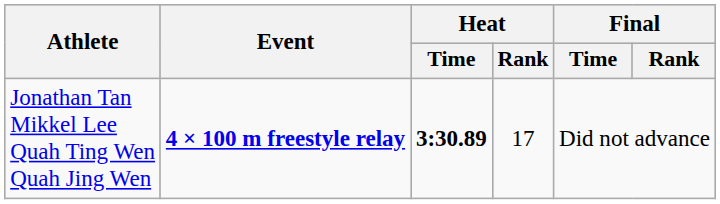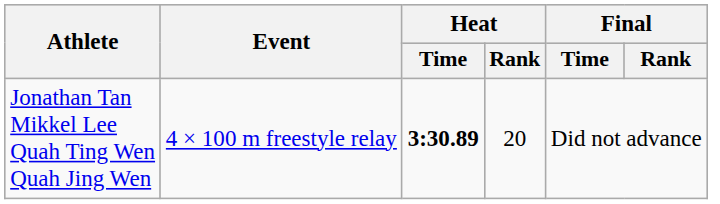(285, 138) bold -> (281, 138) normal
(523, 138) 17 -> (515, 138) 20
